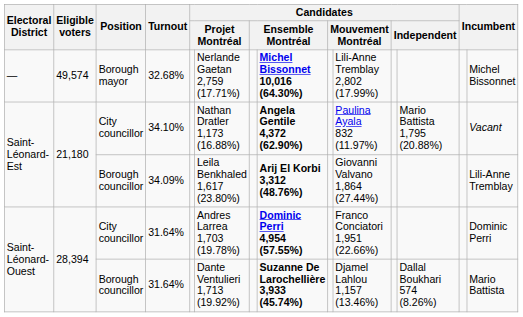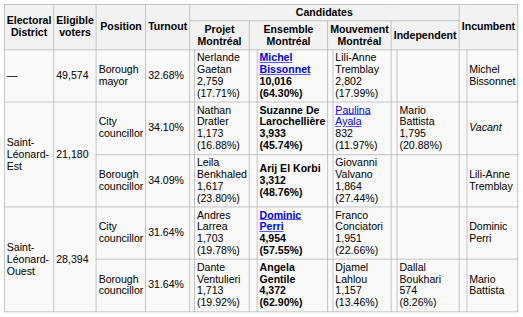(281, 128) Angela Gentile 4,372 (62.90%) -> (292, 128) Suzanne De Larochellière 3,933 (45.74%)
(292, 285) Suzanne De Larochellière 3,933 (45.74%) -> (281, 285) Angela Gentile 4,372 (62.90%)
